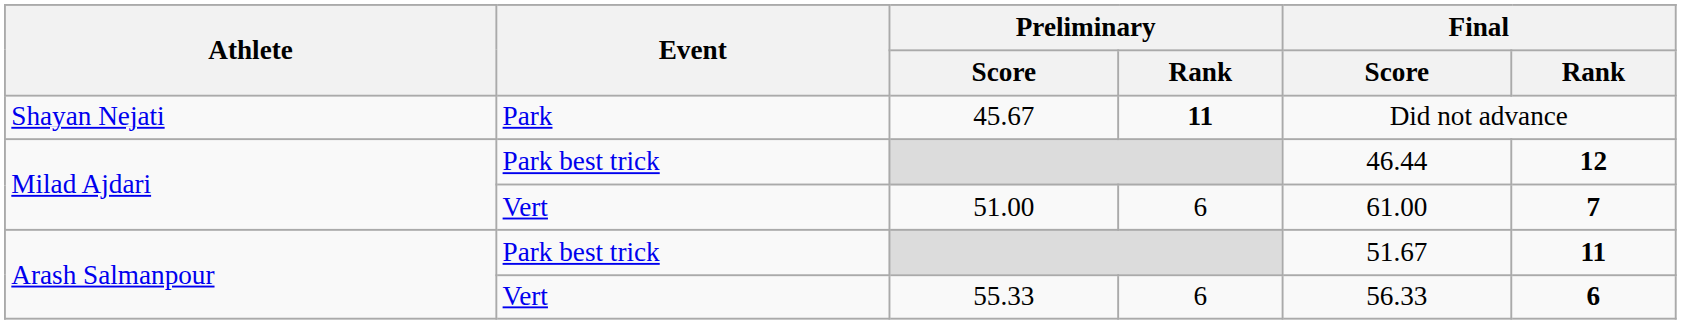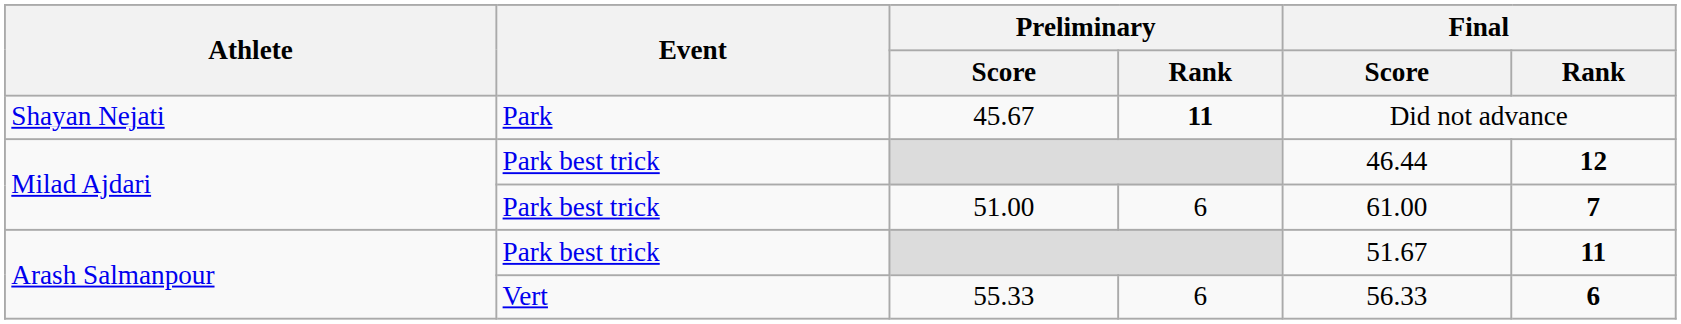(525, 206) Vert -> (581, 206) Park best trick
